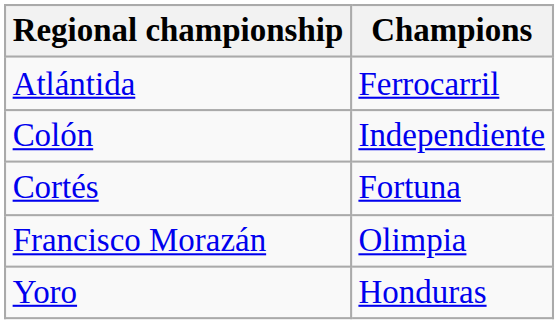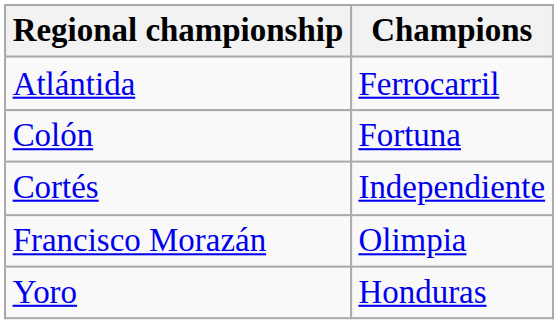(452, 135) Independiente -> (410, 135) Fortuna
(410, 187) Fortuna -> (452, 187) Independiente
